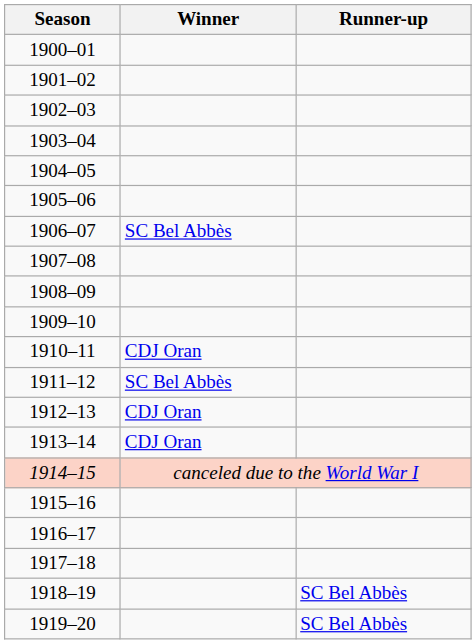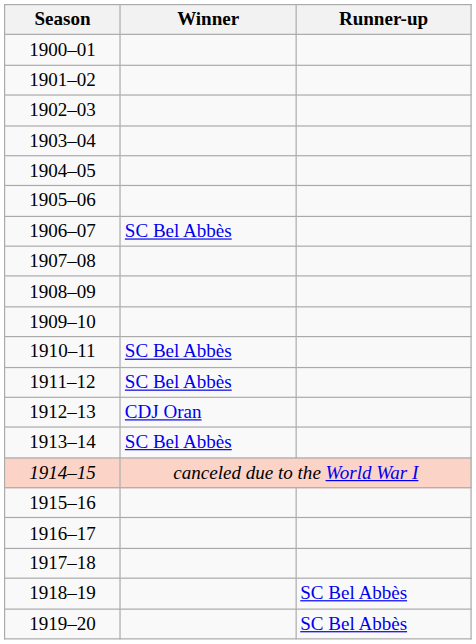(163, 351) CDJ Oran -> (178, 351) SC Bel Abbès
(163, 442) CDJ Oran -> (178, 442) SC Bel Abbès
